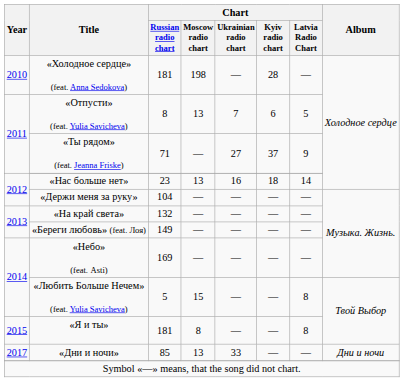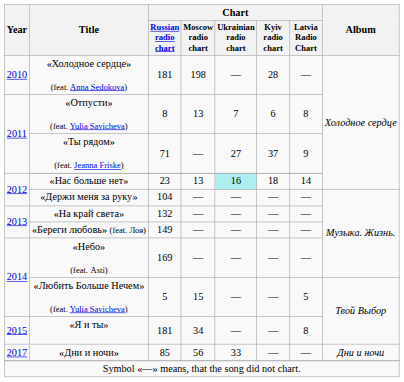(306, 114) 5 -> (306, 114) 8
(236, 181) no background -> (236, 181) paleturquoise background
(306, 297) 8 -> (306, 297) 5
(198, 330) 8 -> (198, 330) 34
(198, 352) 13 -> (198, 352) 56
